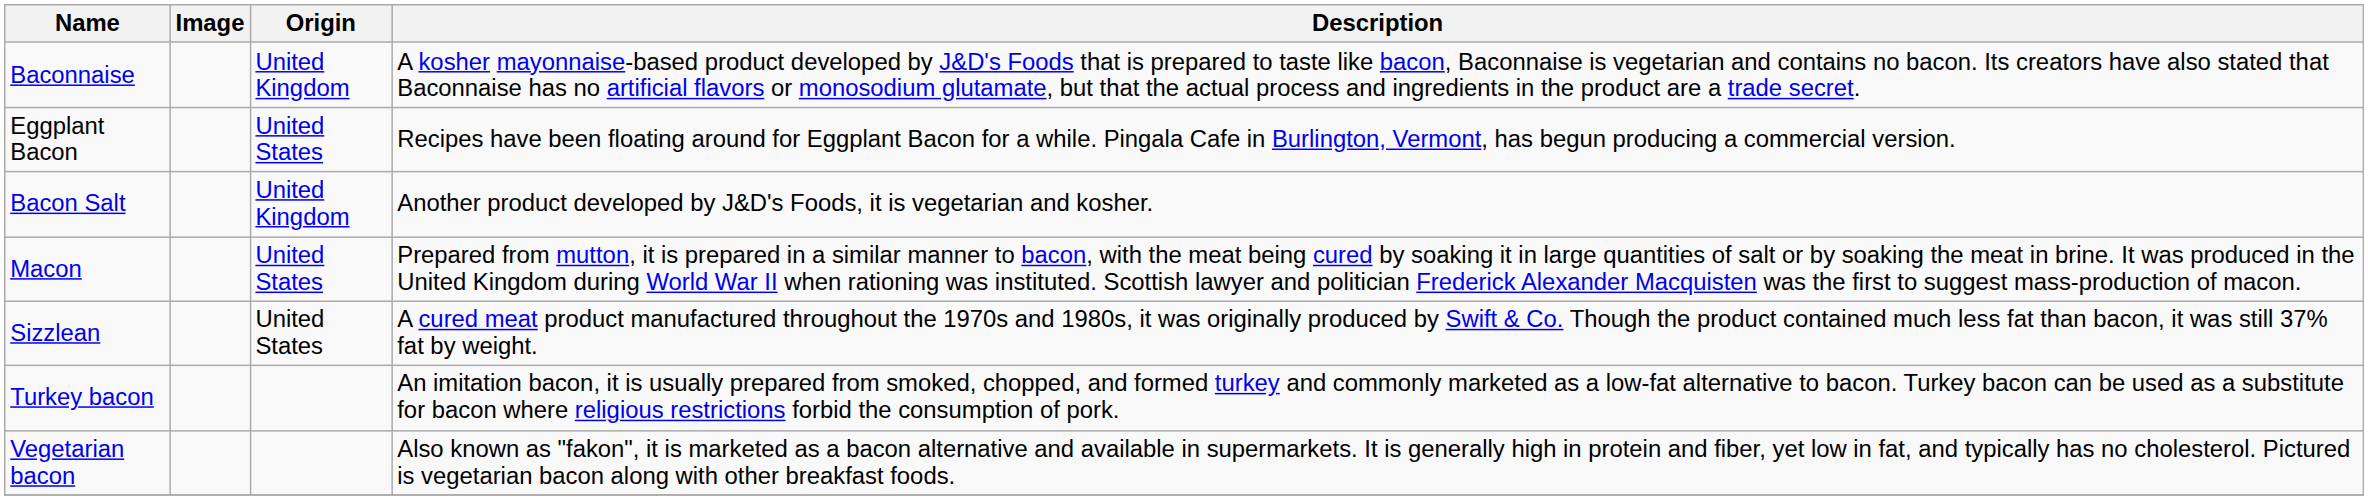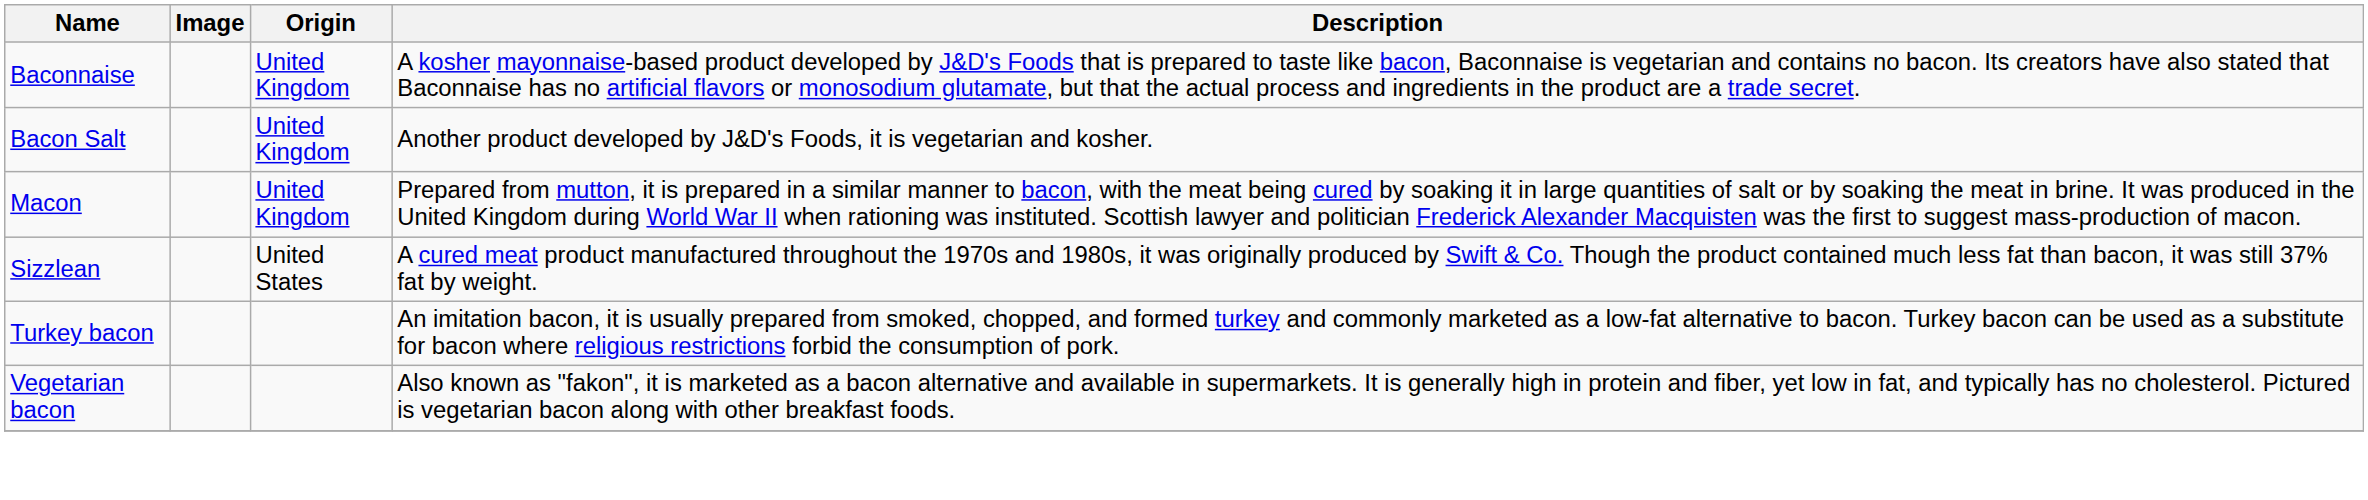- row: (57, 139)
(290, 268) United States -> (302, 203) United Kingdom
